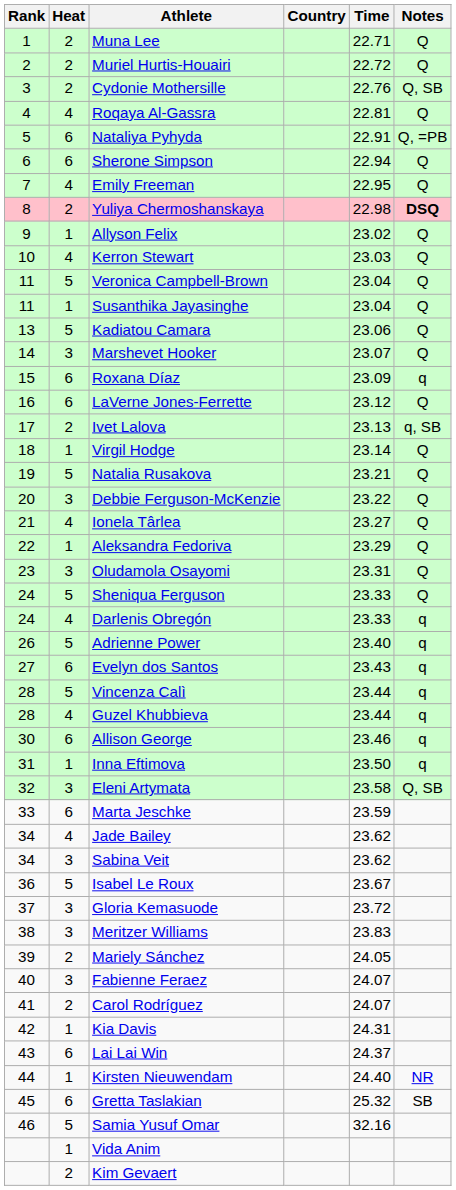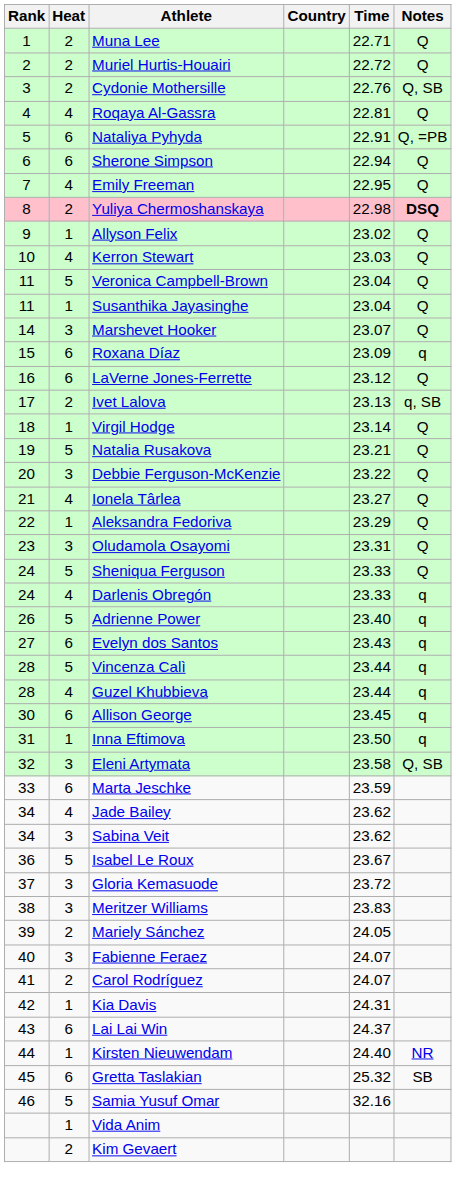- row: (151, 329)
(372, 739) 23.46 -> (372, 715) 23.45
